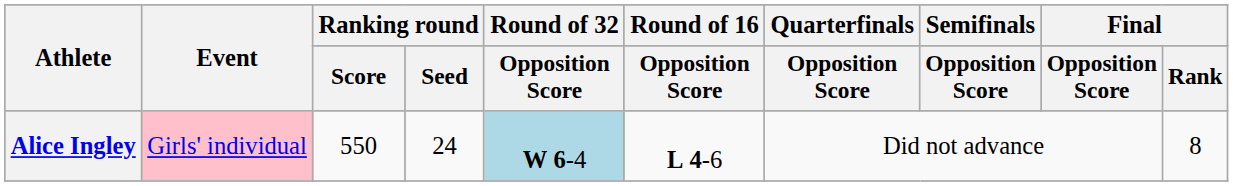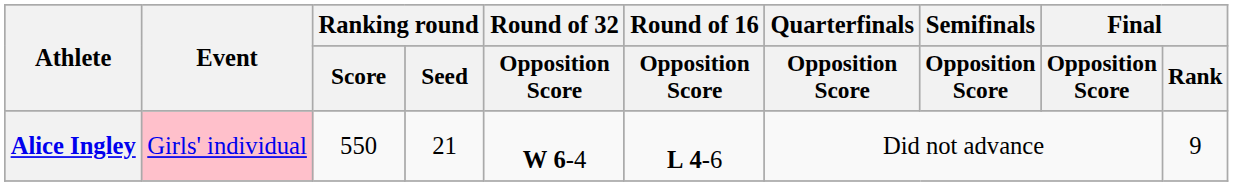(444, 146) 24 -> (444, 146) 21
(555, 160) lightblue background -> (555, 160) no background
(1195, 146) 8 -> (1195, 146) 9
